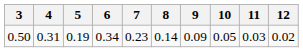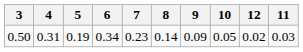columns swapped: (254, 15) <-> (283, 15)
